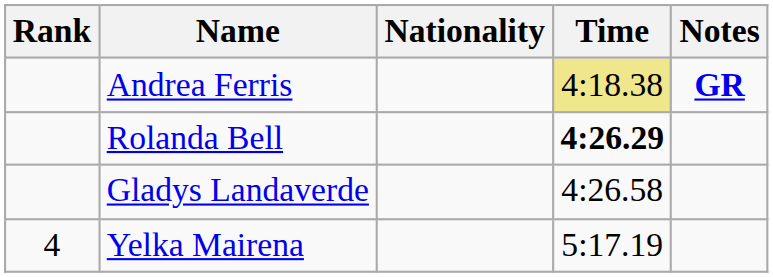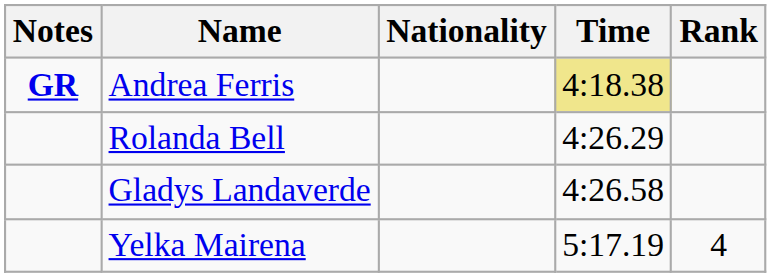columns swapped: (52, 31) <-> (720, 31)
(612, 137) bold -> (613, 137) normal
